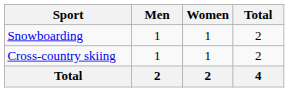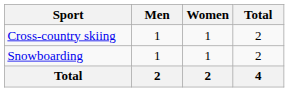rows swapped: (62, 55) <-> (45, 35)
